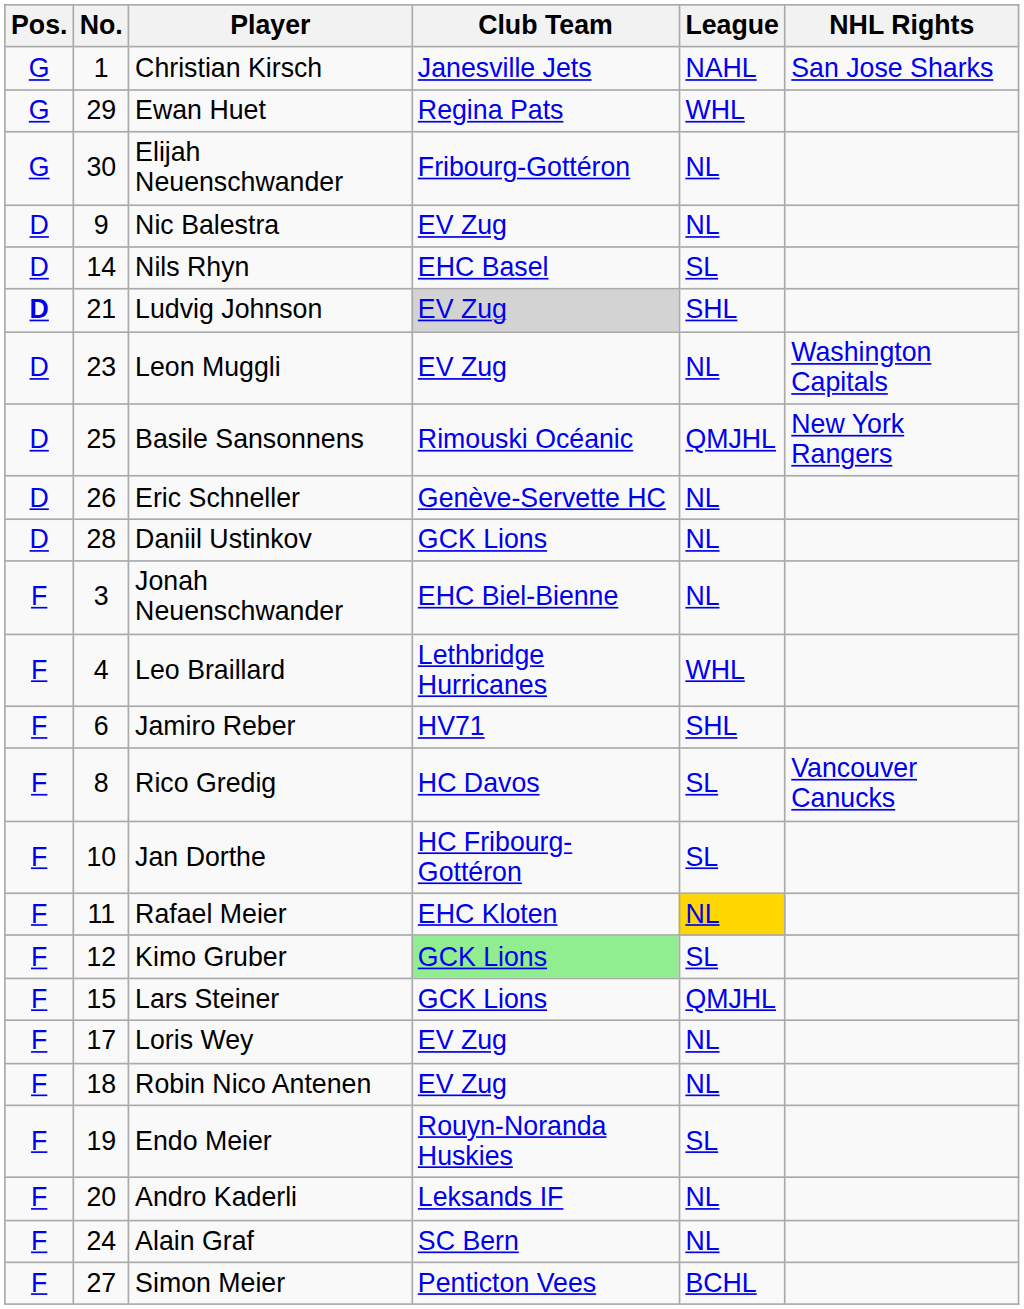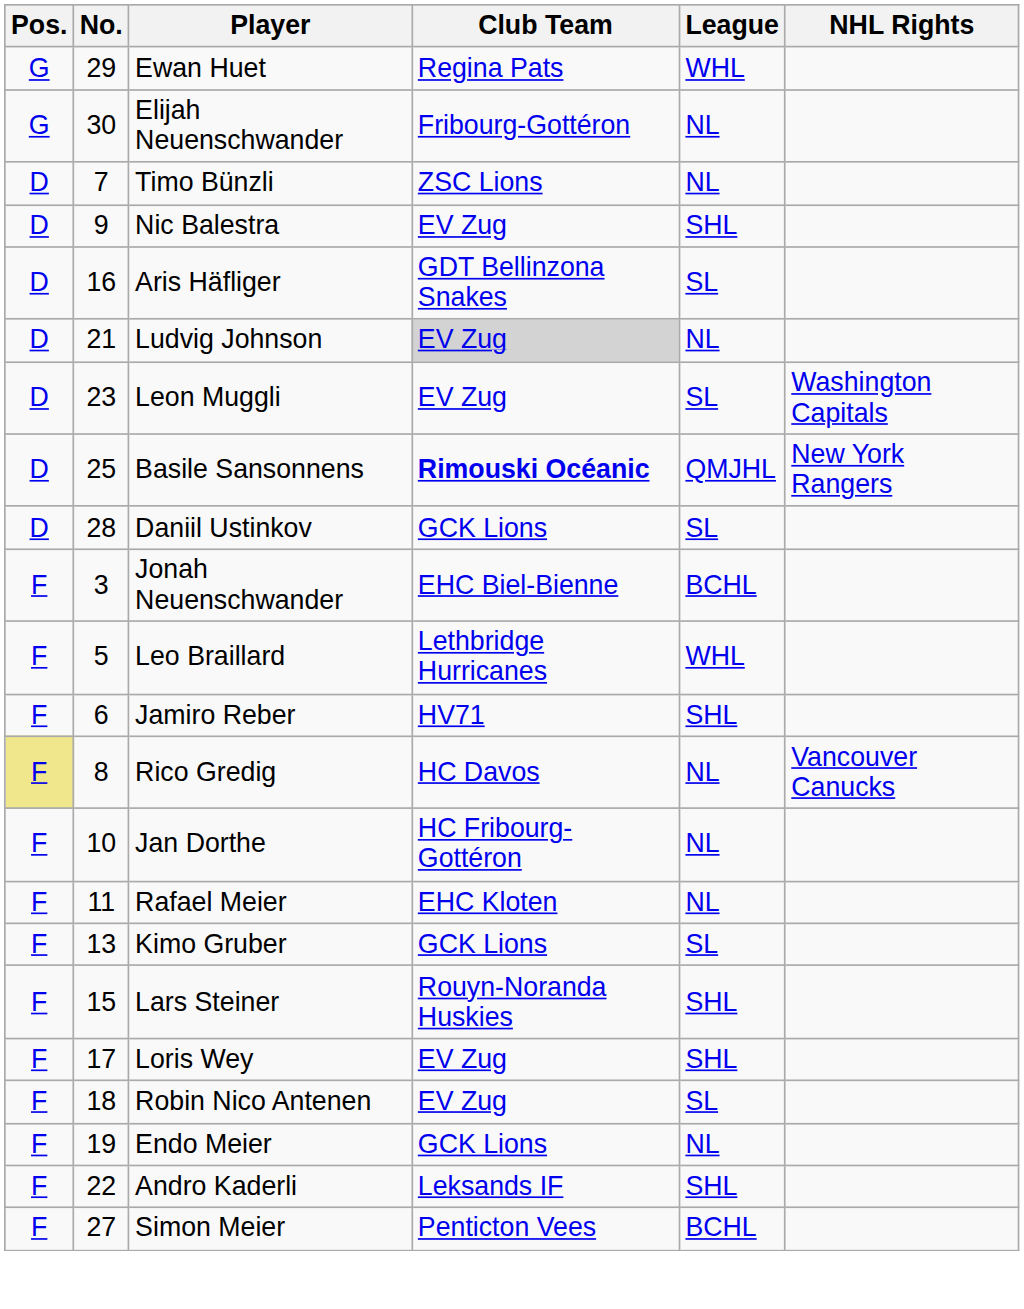- row: (229, 68)
+ row: (204, 182)
(702, 225) NL -> (711, 225) SHL
- row: (192, 267)
+ row: (208, 282)
(39, 310) bold -> (39, 340) normal
(711, 310) SHL -> (702, 340) NL
(702, 367) NL -> (702, 397) SL
(526, 439) normal -> (534, 469) bold
- row: (218, 497)
(702, 539) NL -> (702, 527) SL
(702, 597) NL -> (721, 584) BCHL
(101, 669) 4 -> (101, 657) 5
(39, 784) no background -> (39, 771) khaki background
(702, 784) SL -> (702, 771) NL
(702, 856) SL -> (702, 844) NL
(702, 914) gold background -> (702, 901) no background
(101, 956) 12 -> (101, 944) 13
(482, 956) lightgreen background -> (482, 944) no background
(482, 998) GCK Lions -> (512, 1001) Rouyn-Noranda Huskies
(731, 998) QMJHL -> (711, 1001) SHL
(702, 1041) NL -> (711, 1059) SHL
(702, 1083) NL -> (702, 1101) SL
(512, 1141) Rouyn-Noranda Huskies -> (482, 1143) GCK Lions
(702, 1141) SL -> (702, 1143) NL
(101, 1198) 20 -> (101, 1186) 22
(702, 1198) NL -> (711, 1186) SHL
- row: (195, 1240)
